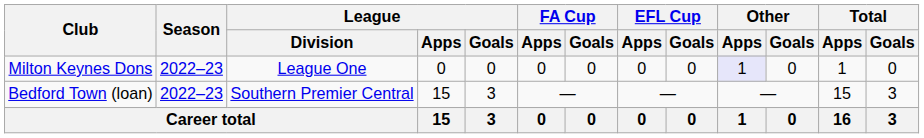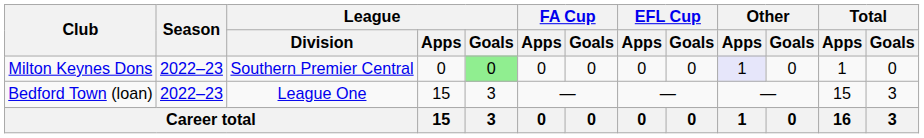(322, 68) League One -> (322, 68) Southern Premier Central
(491, 68) no background -> (491, 68) lightgreen background
(322, 94) Southern Premier Central -> (322, 94) League One
